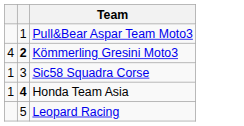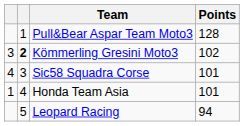+ column: (217, 14)
(11, 53) 4 -> (11, 53) 3
(11, 73) 1 -> (11, 73) 4
(23, 92) bold -> (23, 92) normal
